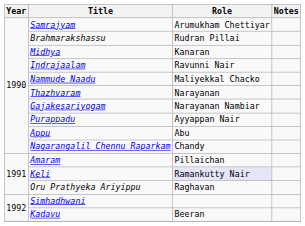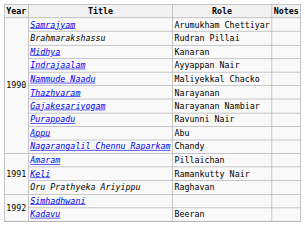(205, 65) Ravunni Nair -> (207, 65) Ayyappan Nair
(207, 120) Ayyappan Nair -> (205, 120) Ravunni Nair
(212, 174) lavender background -> (212, 174) no background
